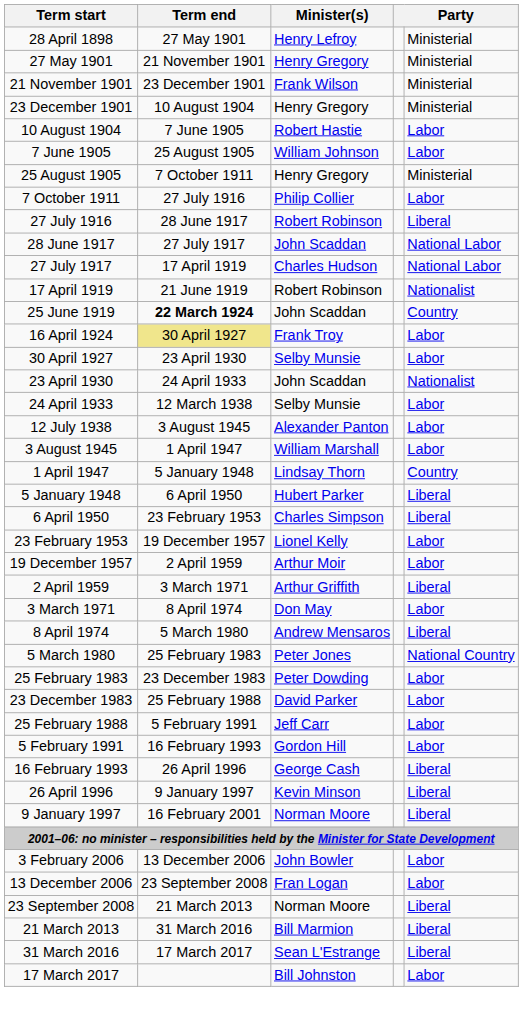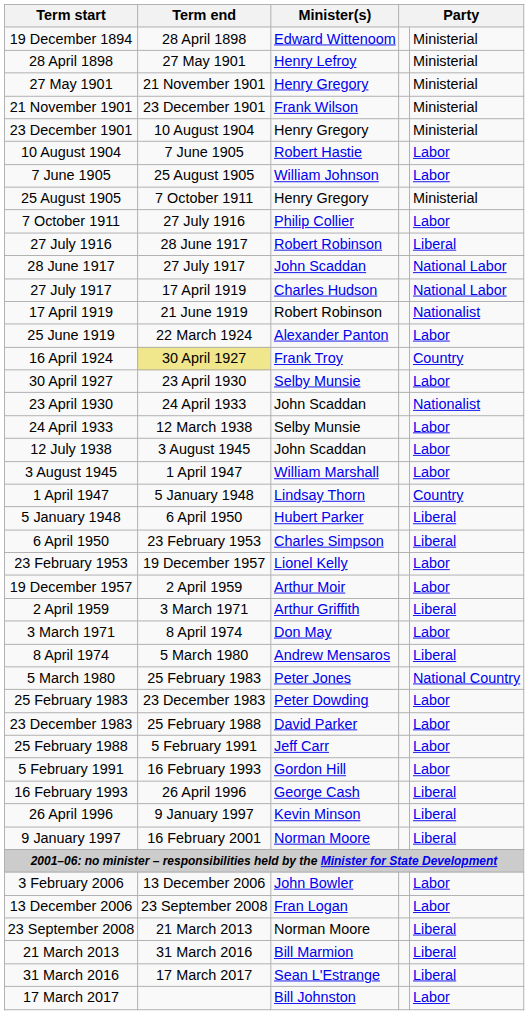+ row: (71, 38)
(204, 312) bold -> (204, 335) normal
(320, 312) John Scaddan -> (331, 335) Alexander Panton
(433, 312) Country -> (431, 335) Labor
(426, 335) Labor -> (438, 358) Country
(331, 426) Alexander Panton -> (320, 449) John Scaddan
